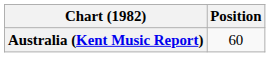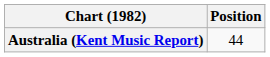(236, 39) 60 -> (236, 39) 44
